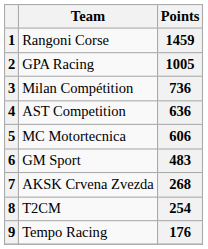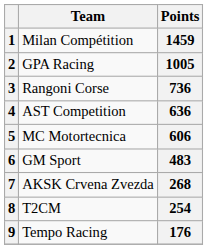(66, 40) Rangoni Corse -> (78, 40) Milan Compétition
(78, 88) Milan Compétition -> (66, 88) Rangoni Corse
